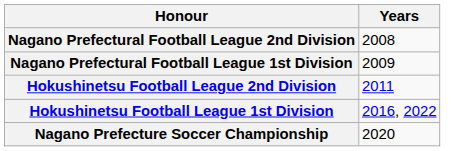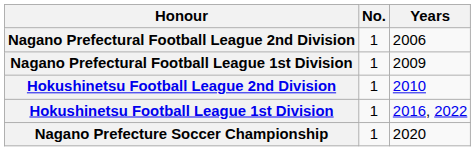+ column: (374, 16)
(379, 39) 2008 -> (409, 39) 2006
(378, 87) 2011 -> (409, 87) 2010
